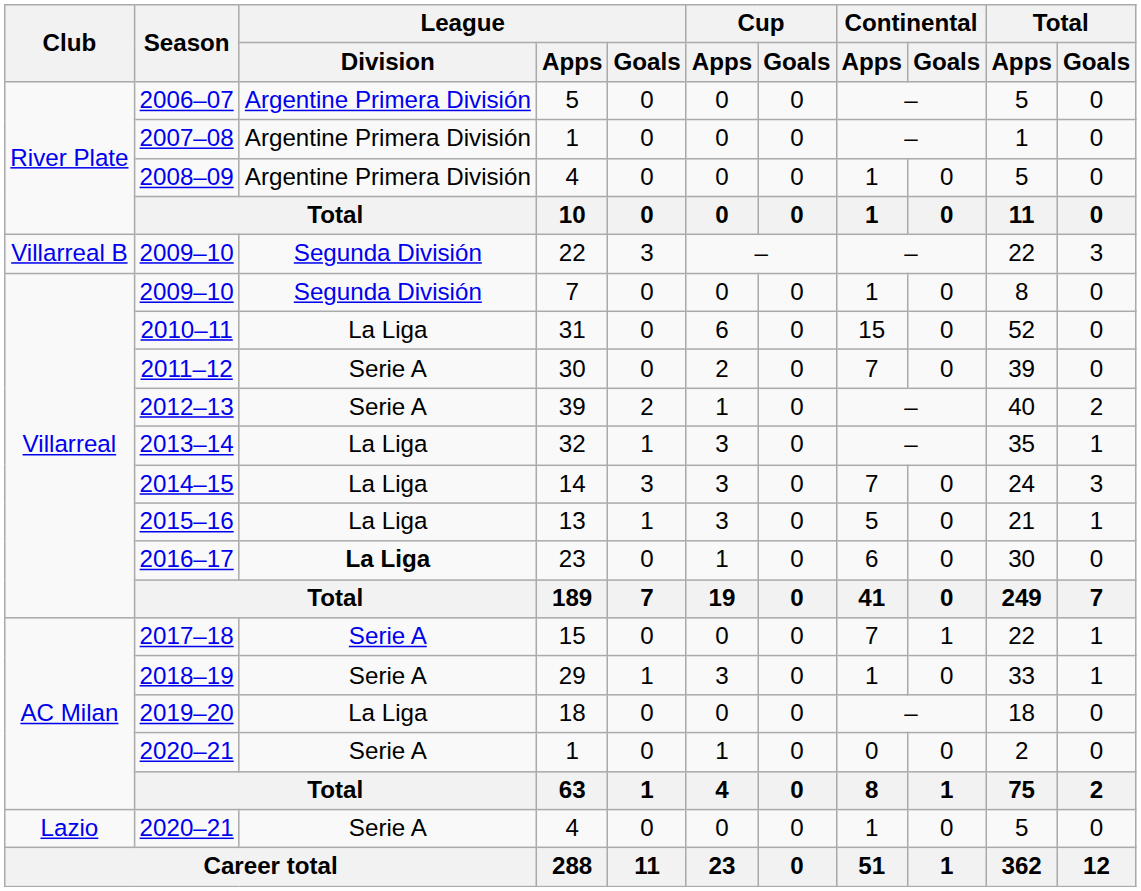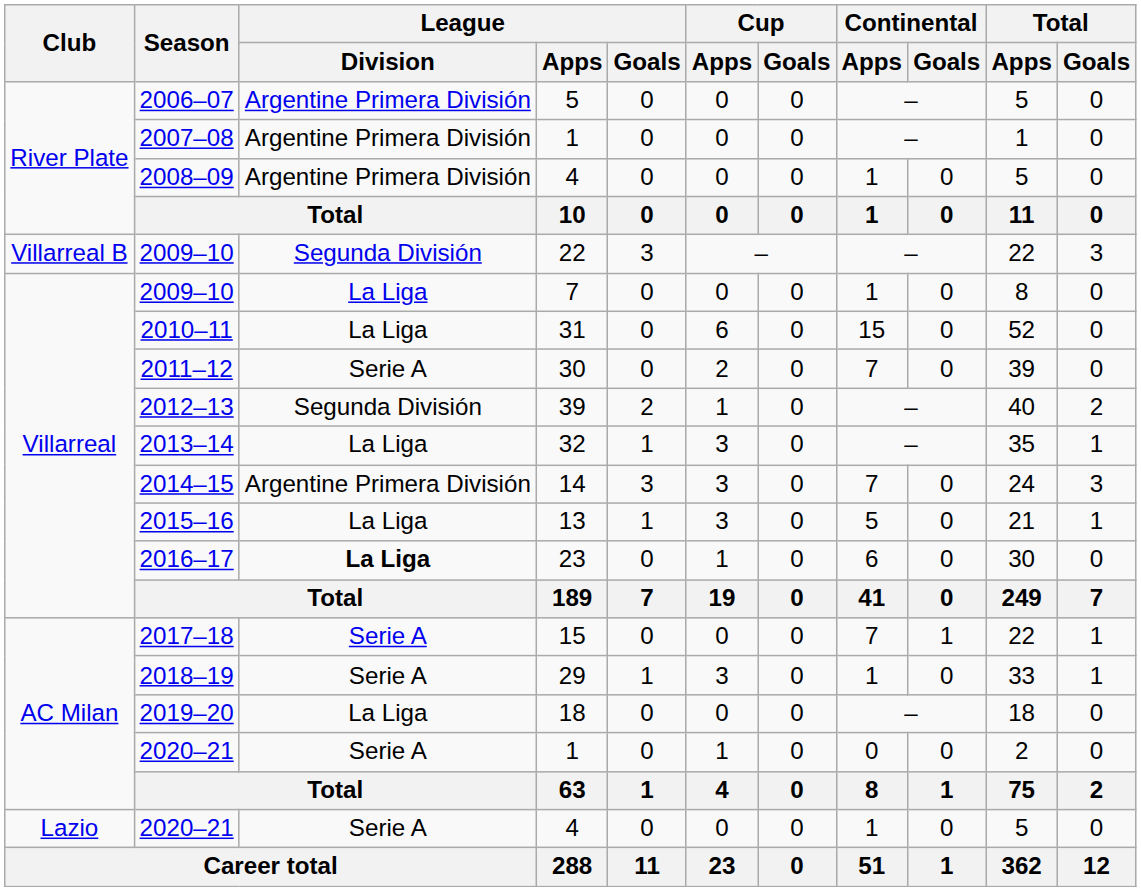(388, 291) Segunda División -> (388, 291) La Liga
(388, 406) Serie A -> (388, 406) Segunda División
(388, 483) La Liga -> (388, 483) Argentine Primera División
